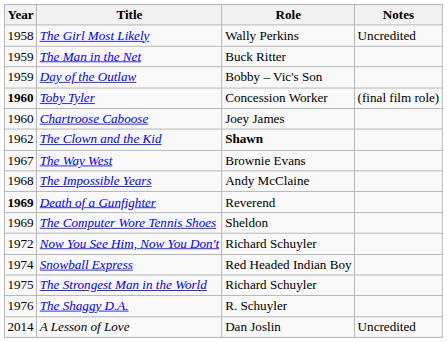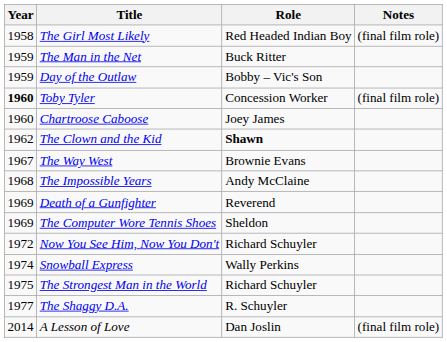(262, 35) Wally Perkins -> (288, 35) Red Headed Indian Boy
(387, 35) Uncredited -> (398, 35) (final film role)
(21, 202) bold -> (21, 202) normal
(288, 264) Red Headed Indian Boy -> (262, 264) Wally Perkins
(21, 306) 1976 -> (21, 306) 1977
(387, 327) Uncredited -> (398, 327) (final film role)
